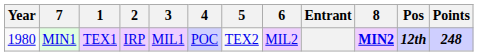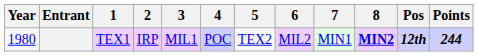columns swapped: (328, 16) <-> (59, 16)
(451, 39) 248 -> (451, 39) 244
